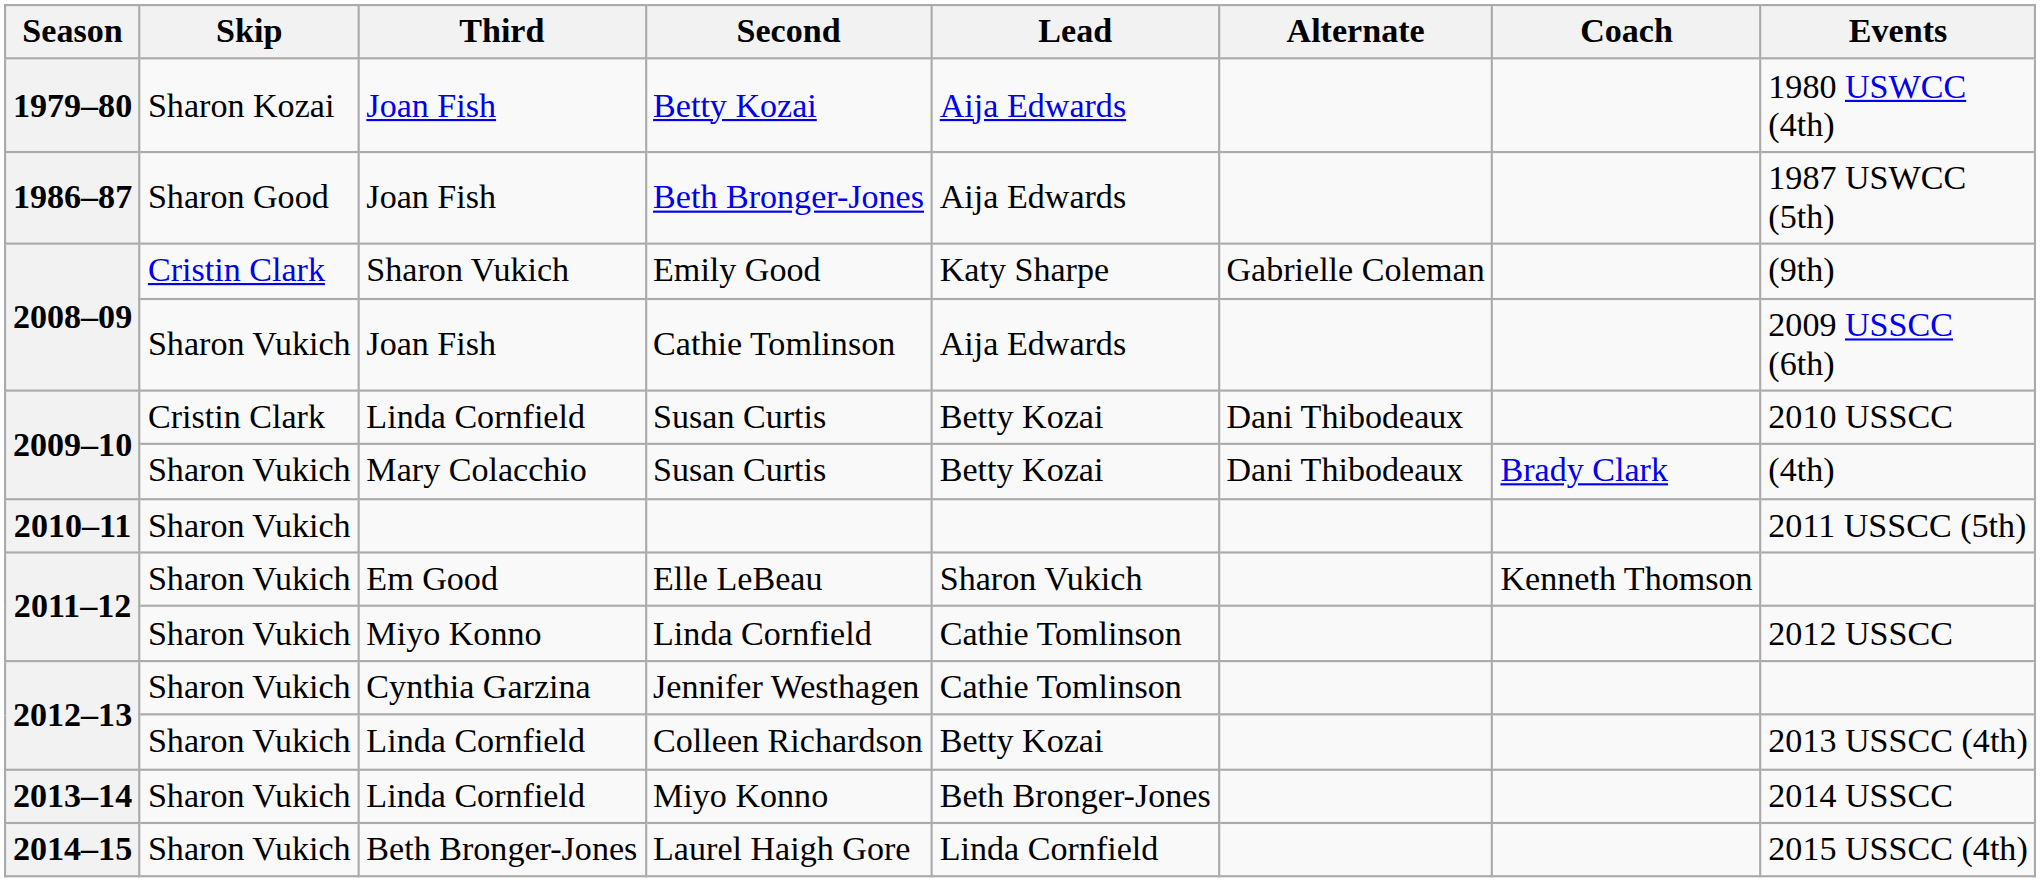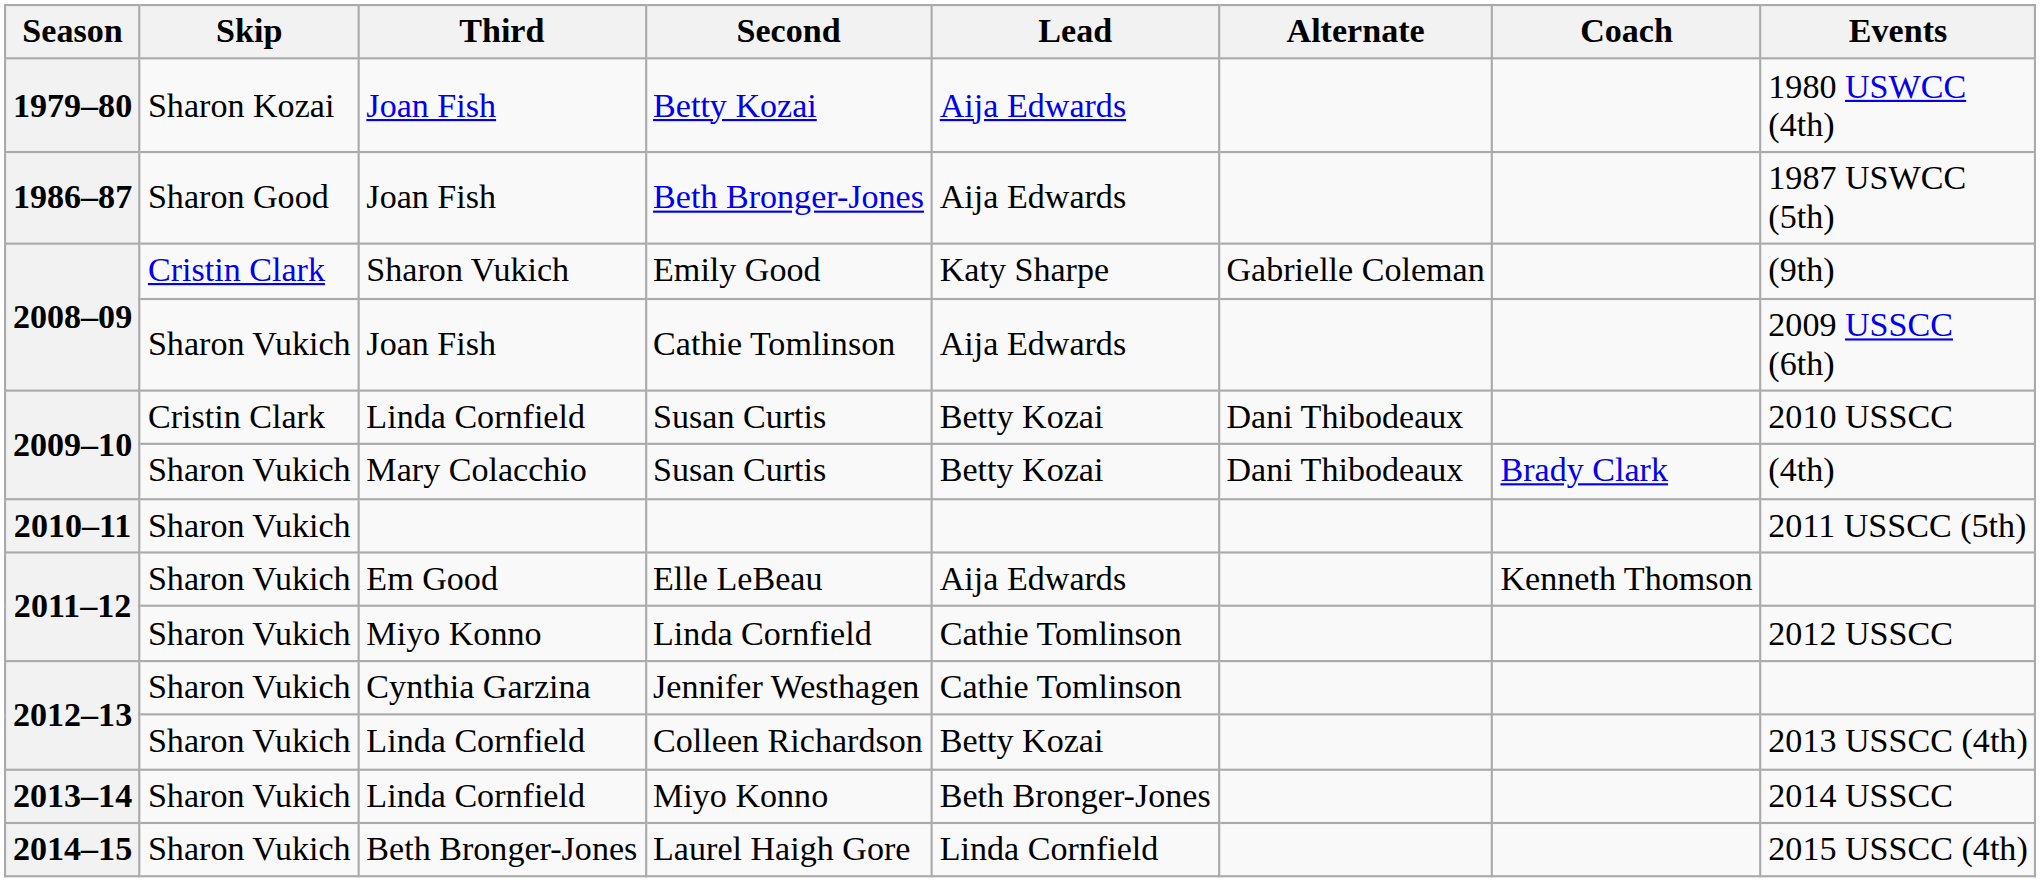(1041, 578) Sharon Vukich -> (1033, 578) Aija Edwards
